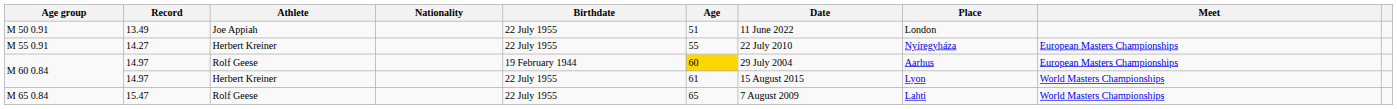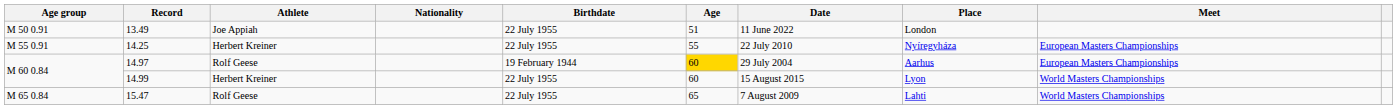(137, 46) 14.27 -> (137, 46) 14.25
(137, 79) 14.97 -> (137, 79) 14.99
(693, 79) 61 -> (693, 79) 60
